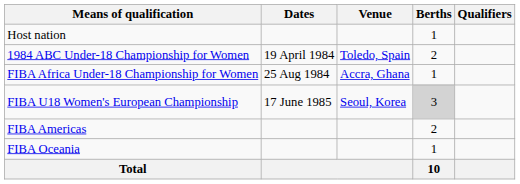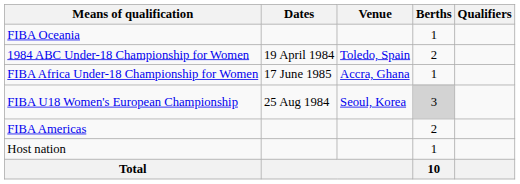rows swapped: (37, 34) <-> (44, 149)
(297, 74) 25 Aug 1984 -> (298, 74) 17 June 1985
(298, 101) 17 June 1985 -> (297, 101) 25 Aug 1984
